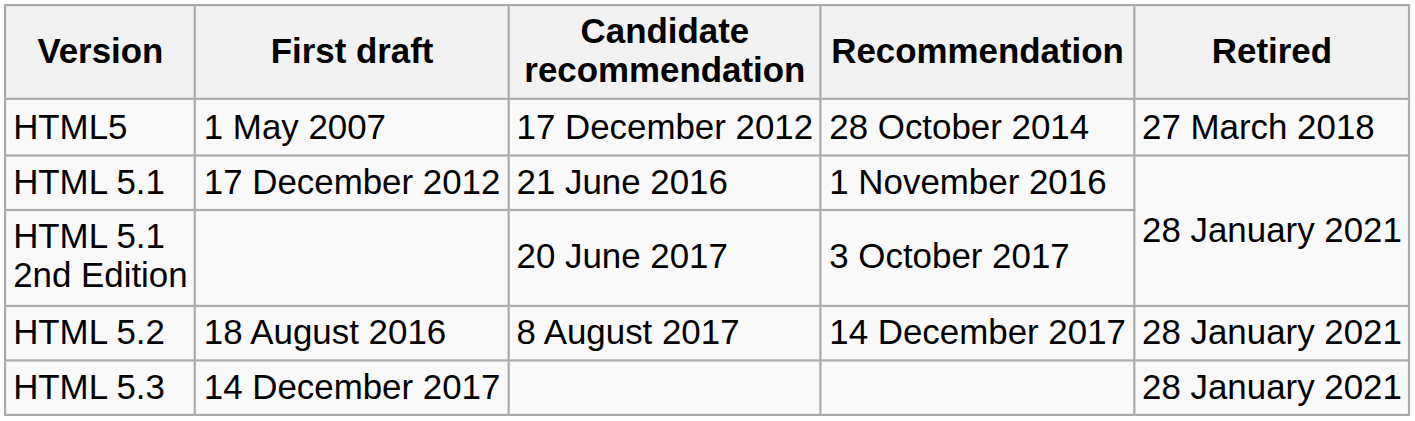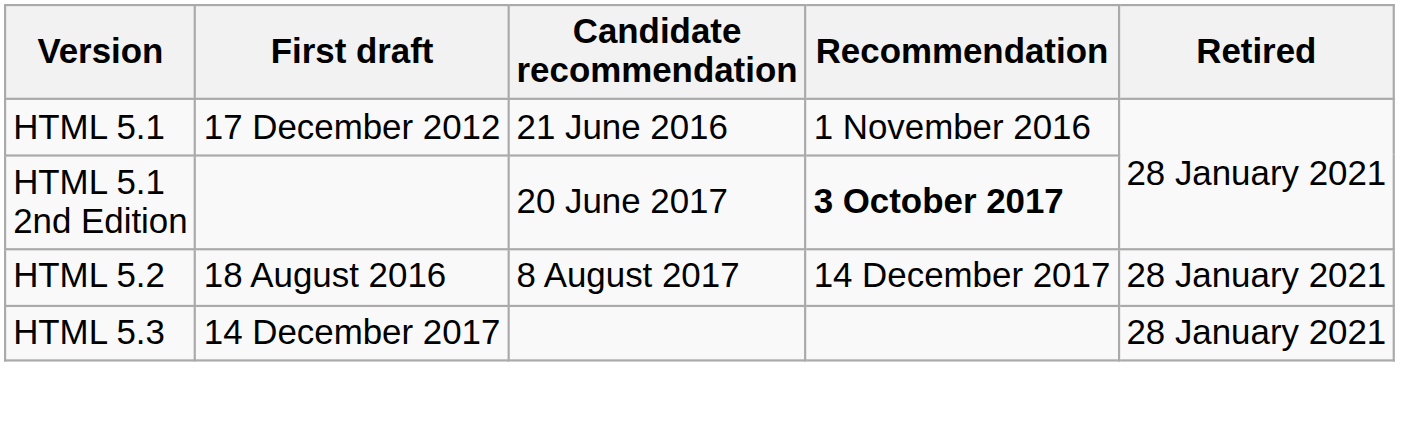- row: (70, 126)
(949, 256) normal -> (939, 201) bold
